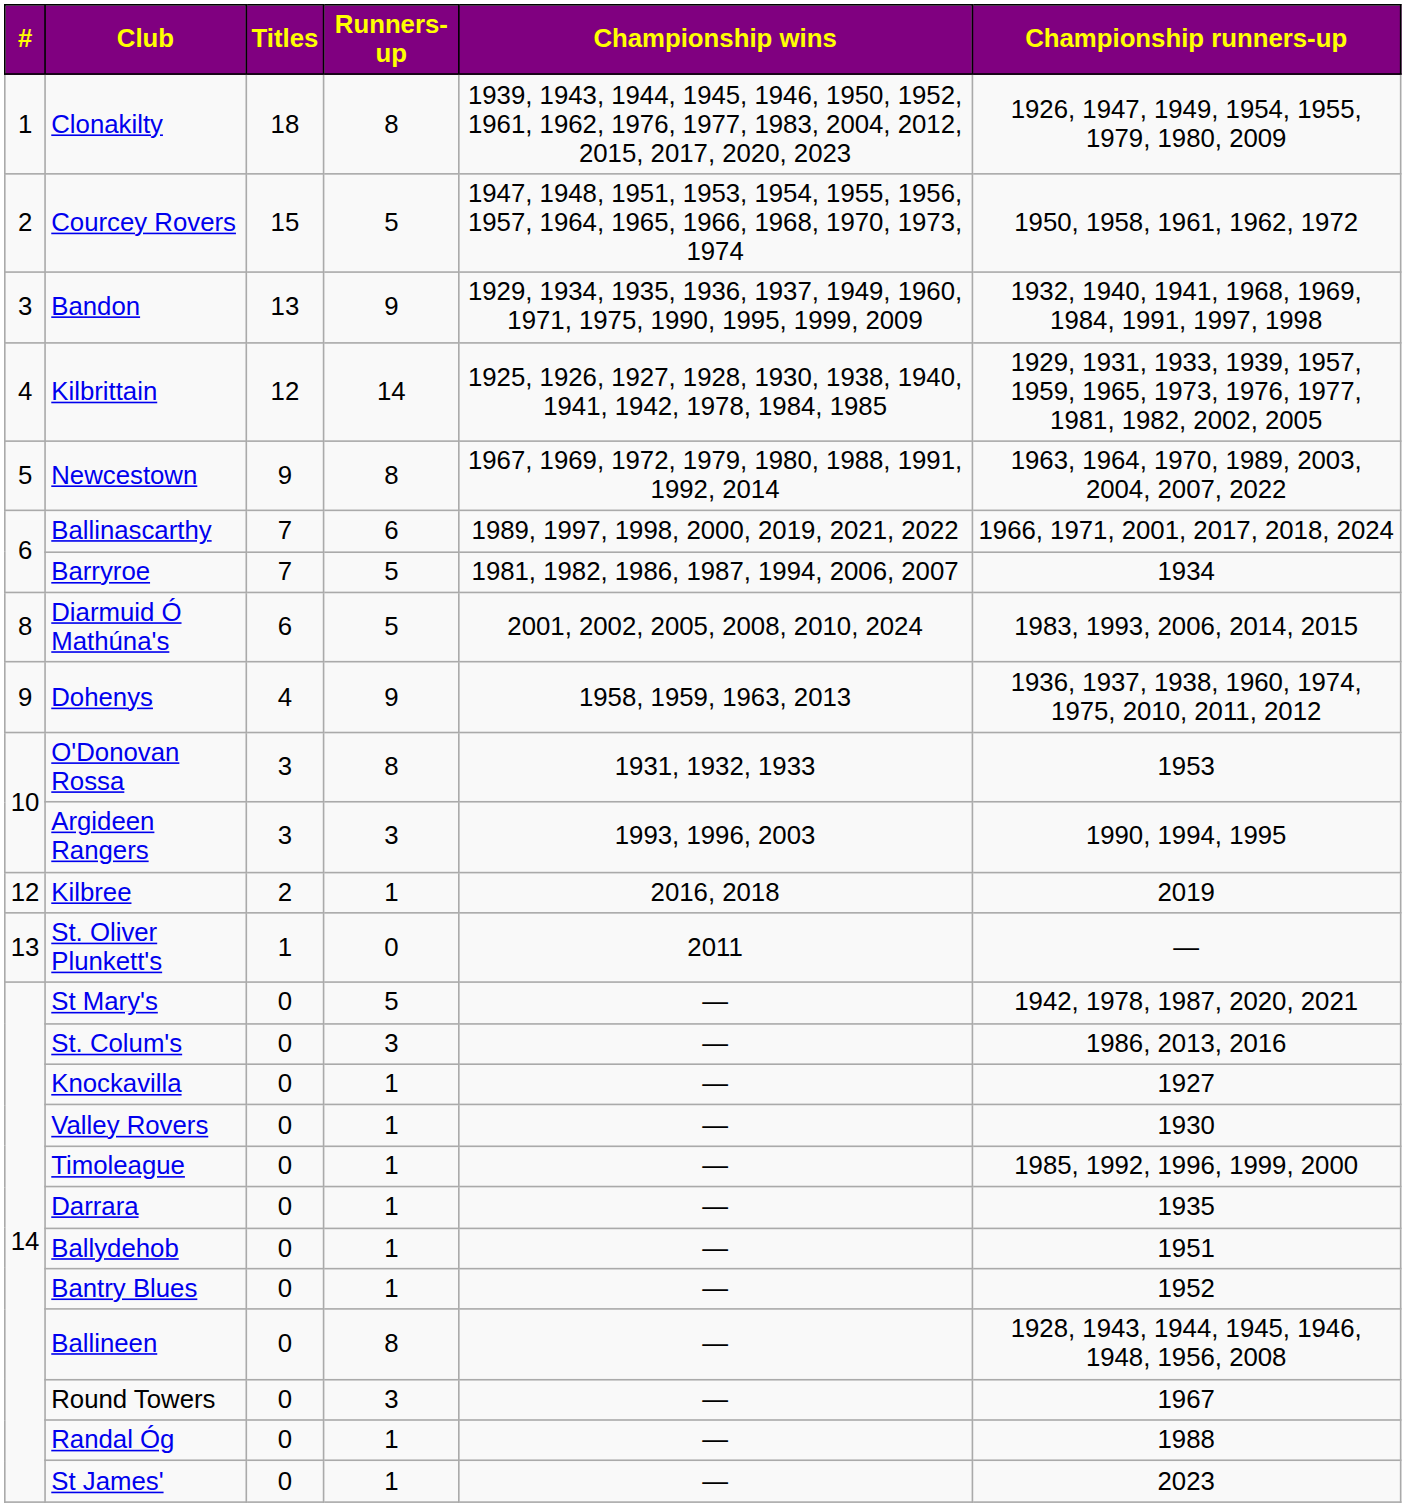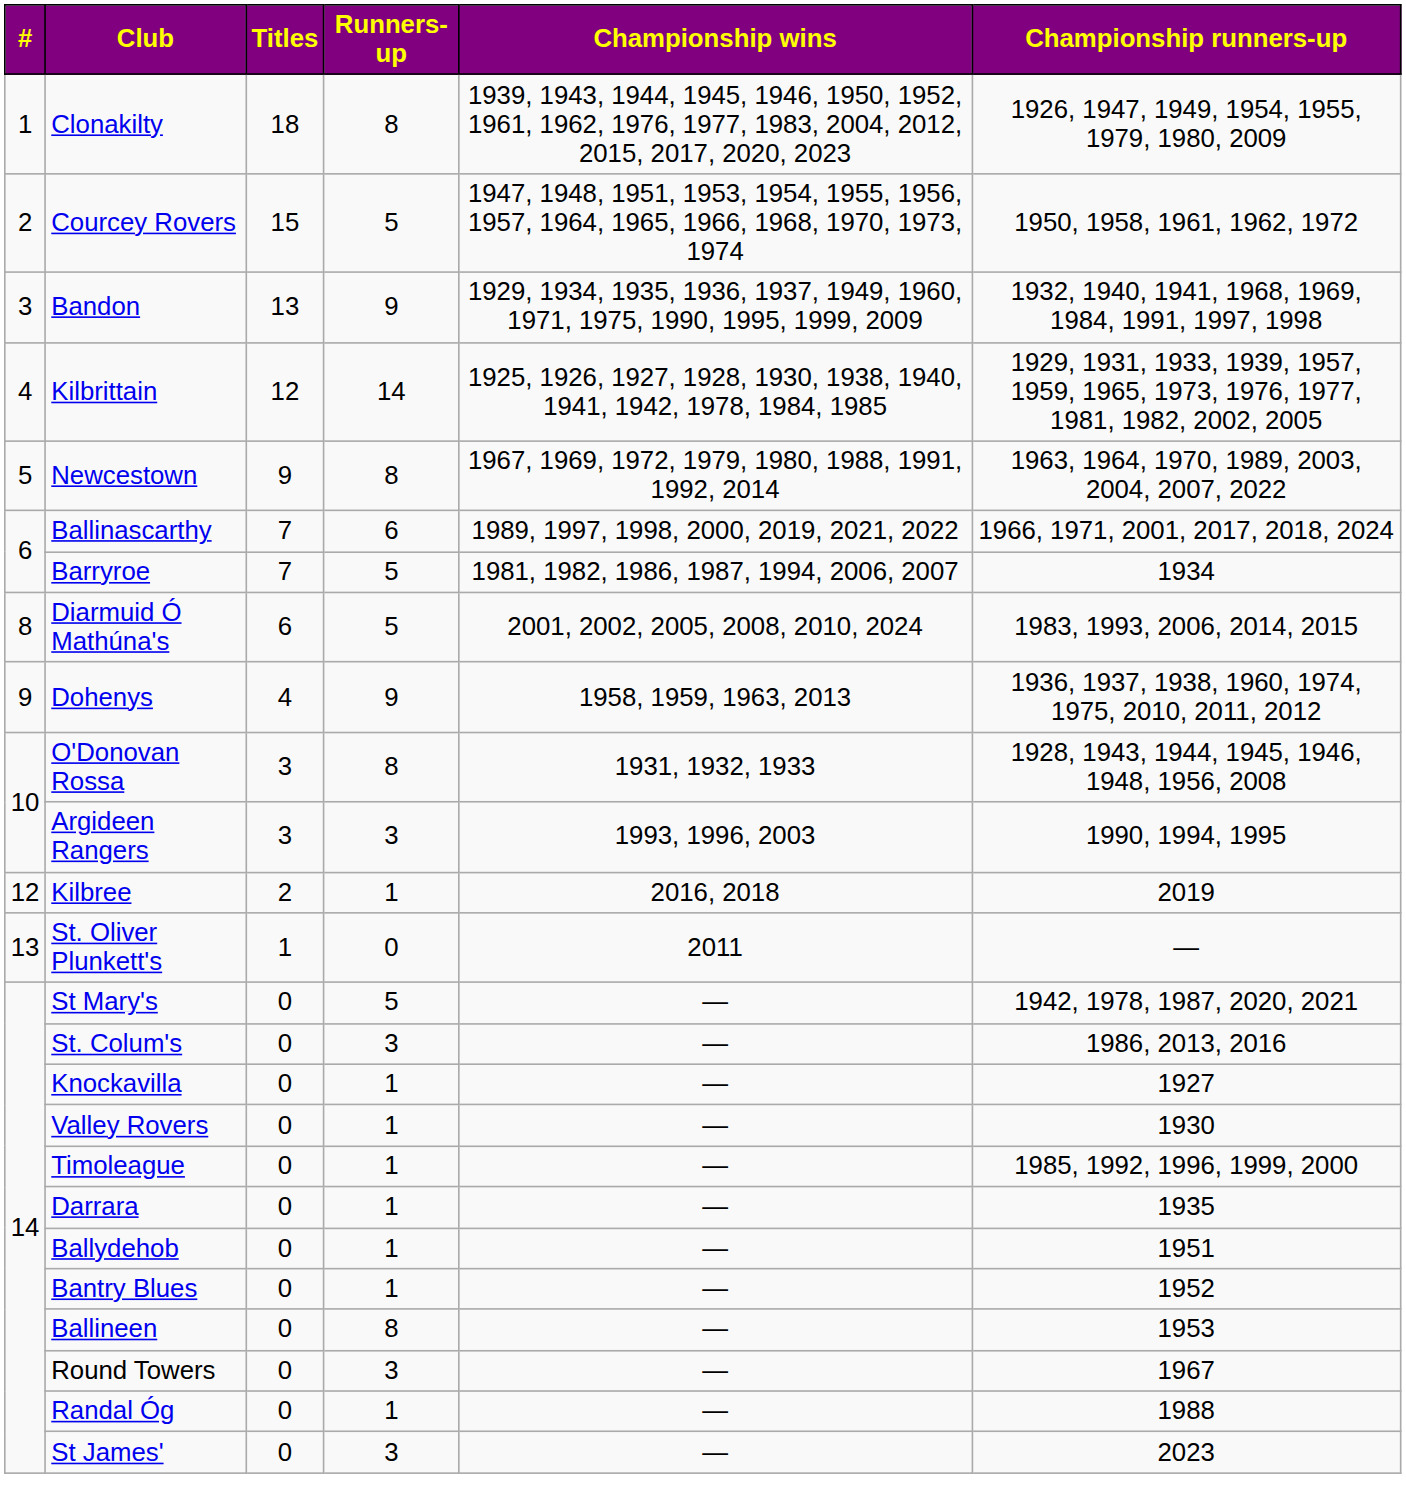(1186, 766) 1953 -> (1186, 766) 1928, 1943, 1944, 1945, 1946, 1948, 1956, 2008
(1186, 1343) 1928, 1943, 1944, 1945, 1946, 1948, 1956, 2008 -> (1186, 1329) 1953
(391, 1480) 1 -> (391, 1451) 3
